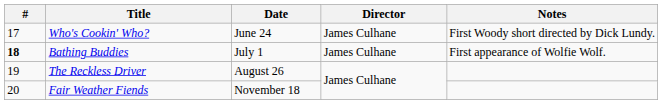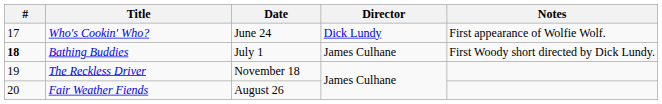(360, 33) James Culhane -> (353, 33) Dick Lundy
(552, 33) First Woody short directed by Dick Lundy. -> (528, 33) First appearance of Wolfie Wolf.
(528, 52) First appearance of Wolfie Wolf. -> (552, 52) First Woody short directed by Dick Lundy.
(259, 71) August 26 -> (267, 71) November 18
(267, 90) November 18 -> (259, 90) August 26
